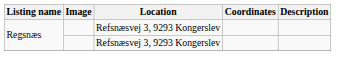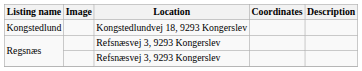+ row: (34, 27)
